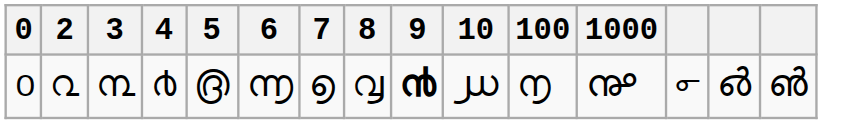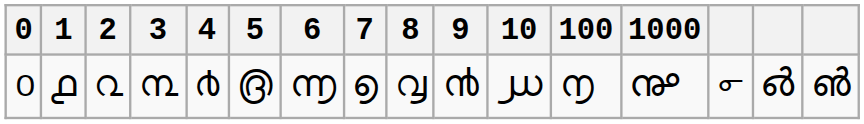+ column: (63, 30)
(417, 87) bold -> (461, 87) normal
